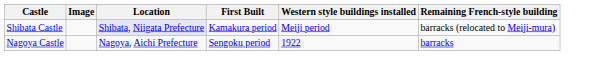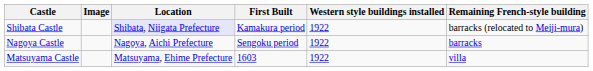(305, 27) Meiji period -> (319, 27) 1922
+ row: (43, 58)
